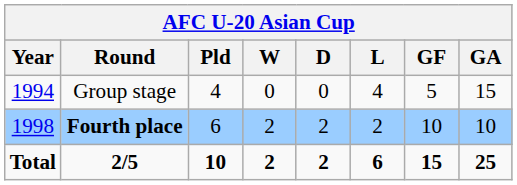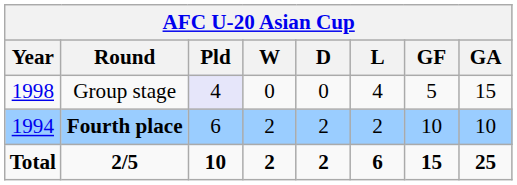(33, 92) 1994 -> (33, 92) 1998
(215, 92) no background -> (215, 92) lavender background
(33, 127) 1998 -> (33, 127) 1994
